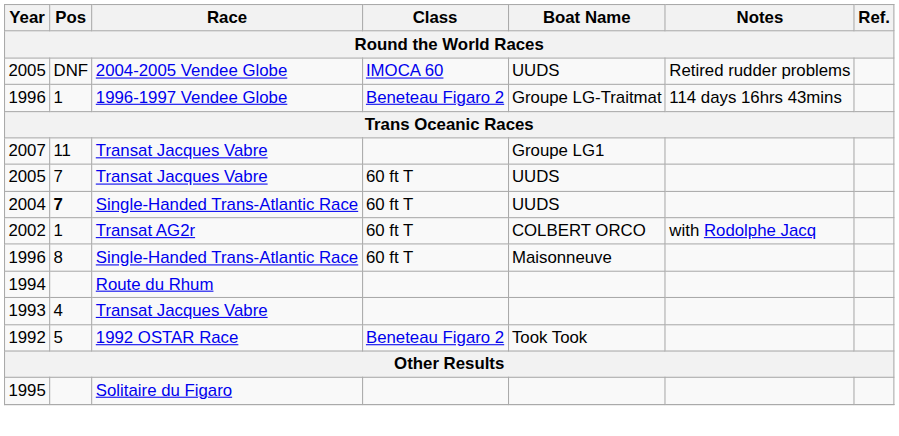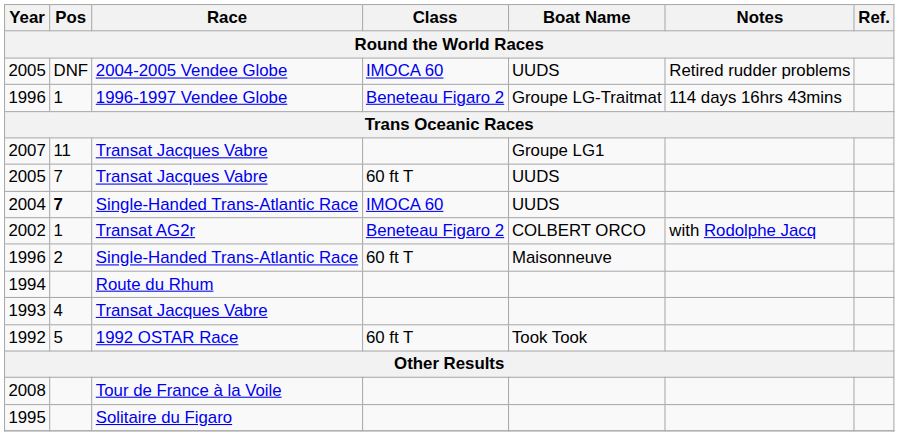(390, 204) 60 ft T -> (405, 204) IMOCA 60
(390, 230) 60 ft T -> (435, 230) Beneteau Figaro 2
(58, 257) 8 -> (58, 257) 2
(435, 337) Beneteau Figaro 2 -> (390, 337) 60 ft T
+ row: (27, 390)
